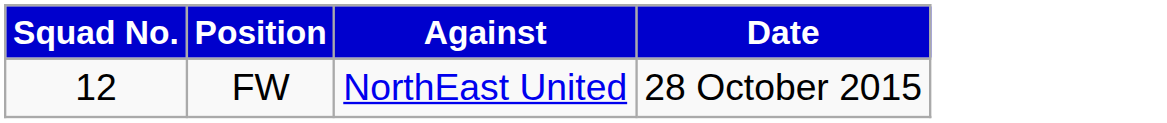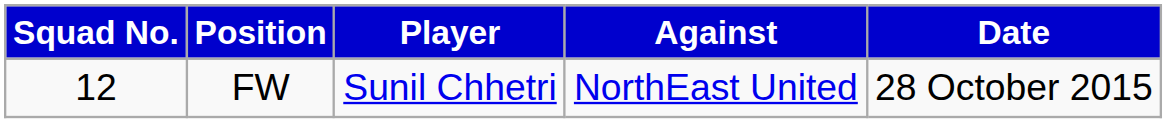+ column: (450, 32)
